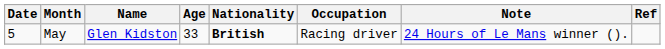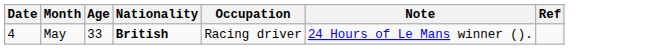- column: (132, 14)
(11, 34) 5 -> (11, 34) 4
